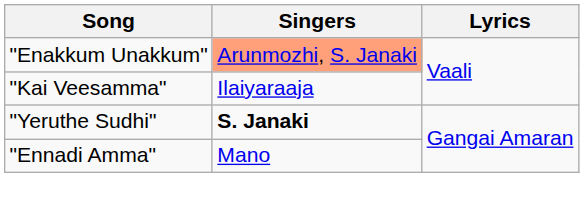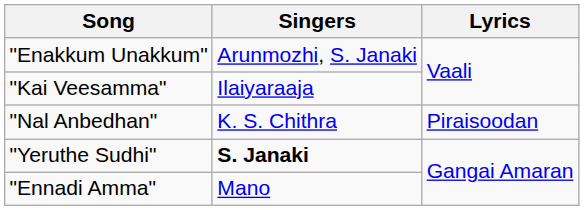(317, 54) lightsalmon background -> (317, 54) no background
+ row: (83, 121)
